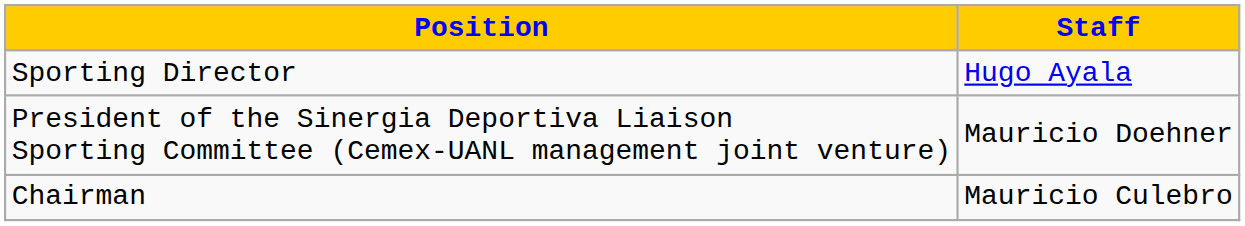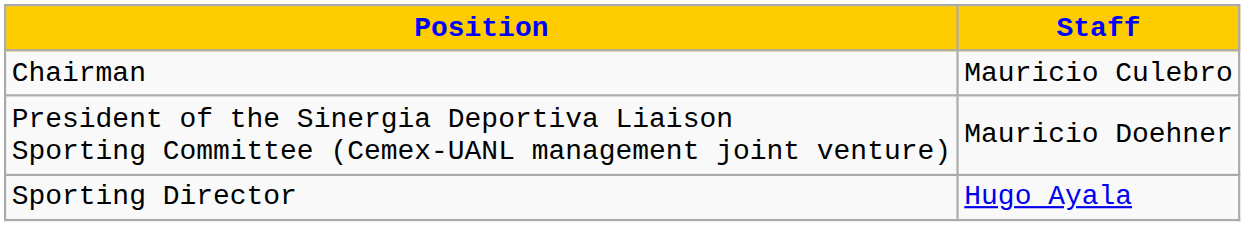rows swapped: (79, 197) <-> (154, 73)
